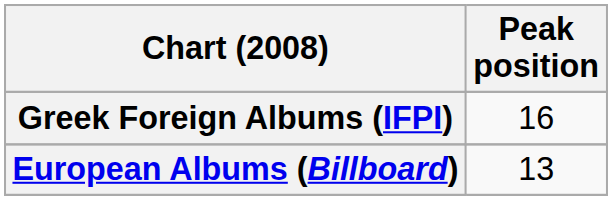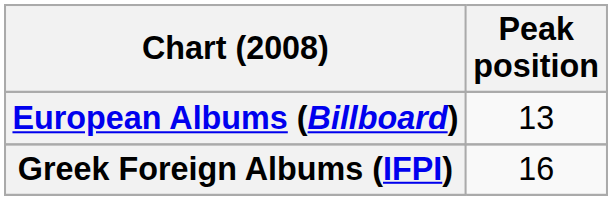rows swapped: (235, 169) <-> (235, 117)
